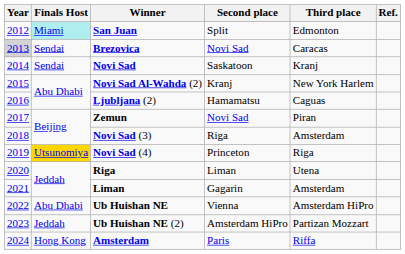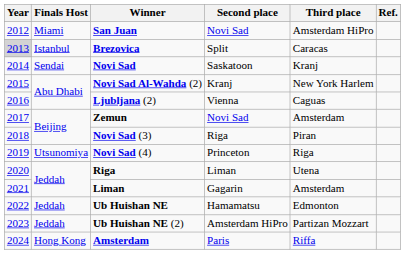(49, 30) paleturquoise background -> (49, 30) no background
(218, 30) Split -> (228, 30) Novi Sad
(316, 30) Edmonton -> (333, 30) Amsterdam HiPro
(49, 48) Sendai -> (52, 48) Istanbul
(228, 48) Novi Sad -> (218, 48) Split
(233, 100) Hamamatsu -> (223, 100) Vienna
(304, 118) Piran -> (319, 118) Amsterdam
(319, 135) Amsterdam -> (304, 135) Piran
(61, 153) gold background -> (61, 153) no background
(58, 205) Abu Dhabi -> (49, 205) Jeddah
(223, 205) Vienna -> (233, 205) Hamamatsu
(333, 205) Amsterdam HiPro -> (316, 205) Edmonton
